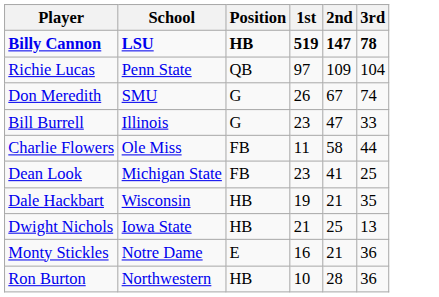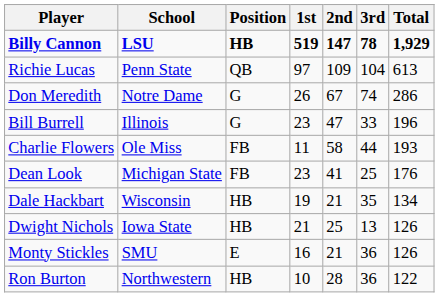+ column: (411, 17)
(140, 95) SMU -> (162, 95) Notre Dame
(162, 252) Notre Dame -> (140, 252) SMU
